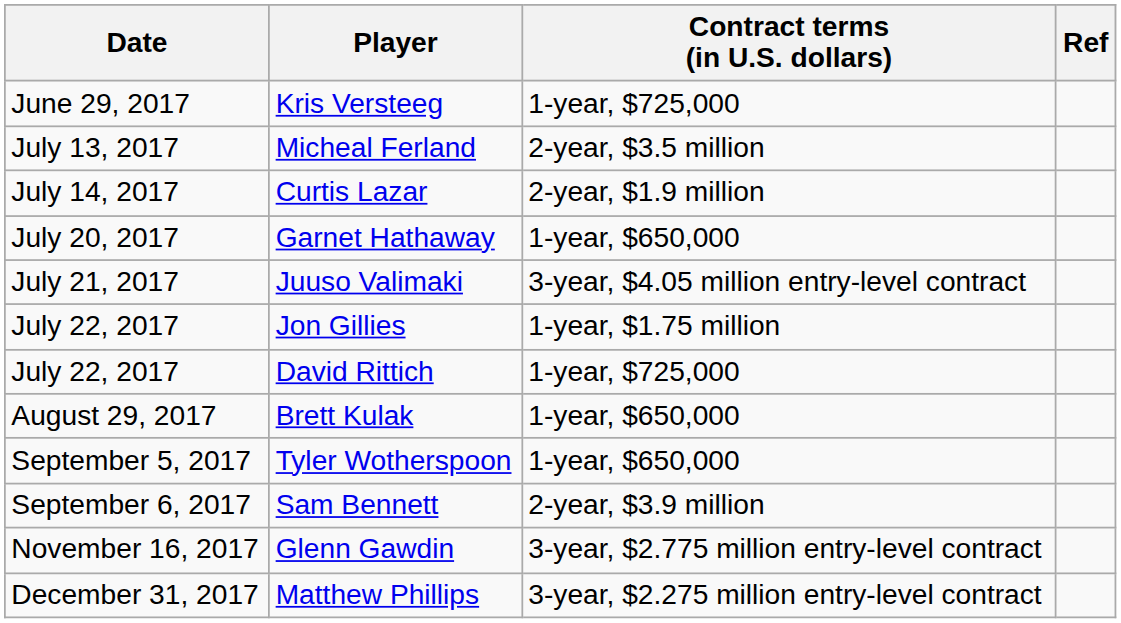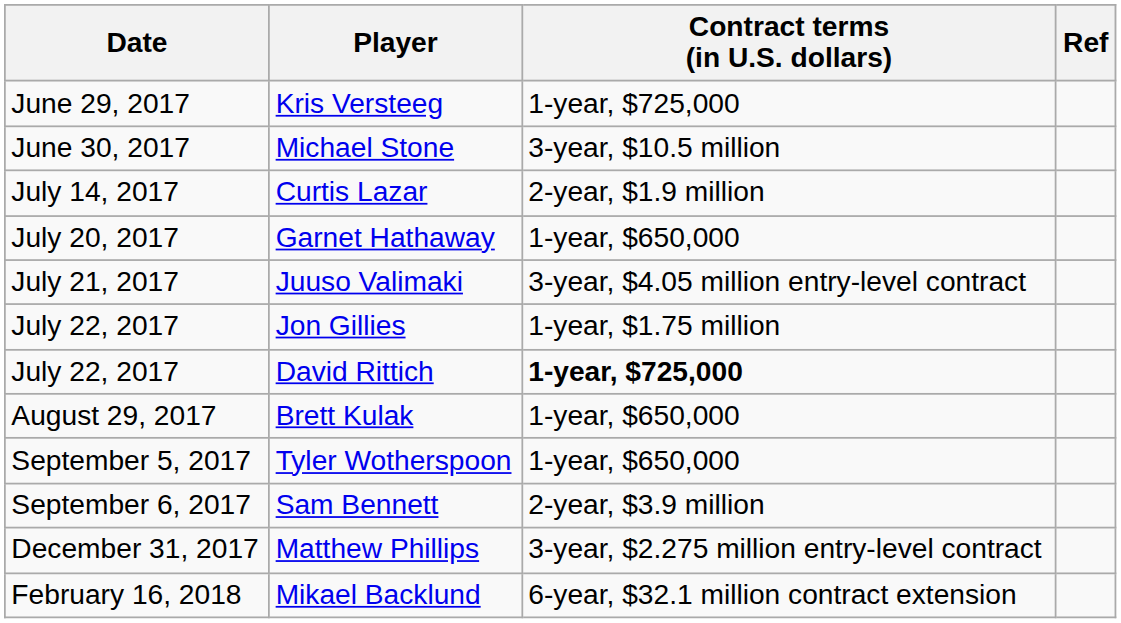+ row: (365, 147)
- row: (376, 147)
(634, 371) normal -> (636, 371) bold
- row: (365, 549)
+ row: (378, 594)
